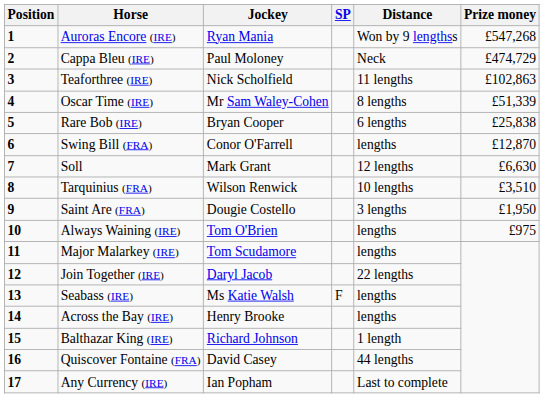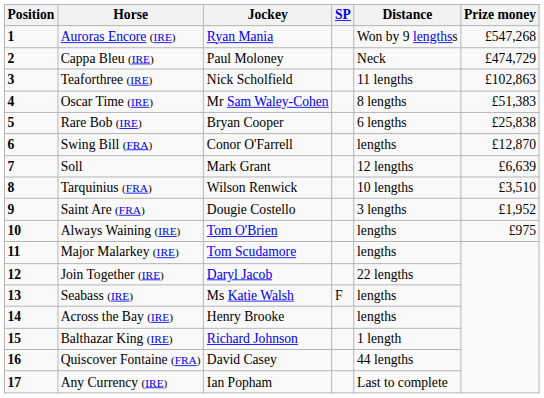(514, 101) £51,339 -> (514, 101) £51,383
(517, 166) £6,630 -> (517, 166) £6,639
(517, 209) £1,950 -> (517, 209) £1,952
